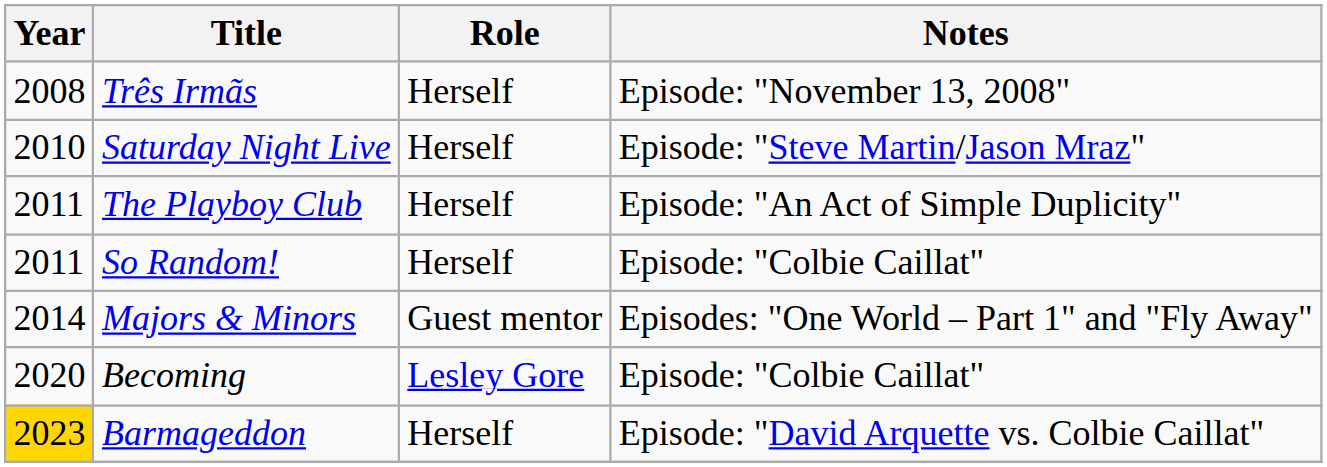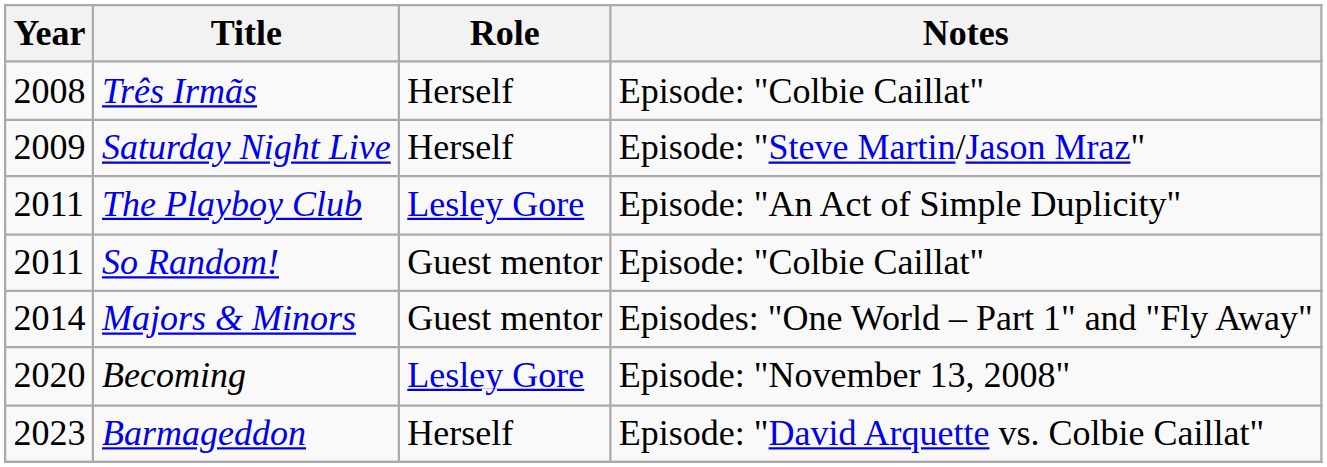(845, 90) Episode: "November 13, 2008" -> (802, 90) Episode: "Colbie Caillat"
(49, 147) 2010 -> (49, 147) 2009
(460, 204) Herself -> (496, 204) Lesley Gore
(460, 261) Herself -> (505, 261) Guest mentor
(802, 375) Episode: "Colbie Caillat" -> (845, 375) Episode: "November 13, 2008"
(49, 432) gold background -> (49, 432) no background
